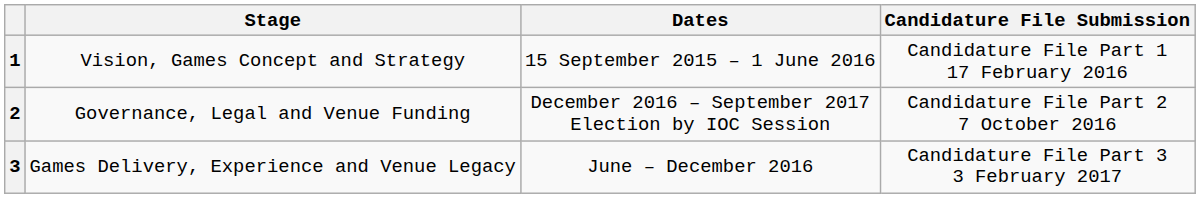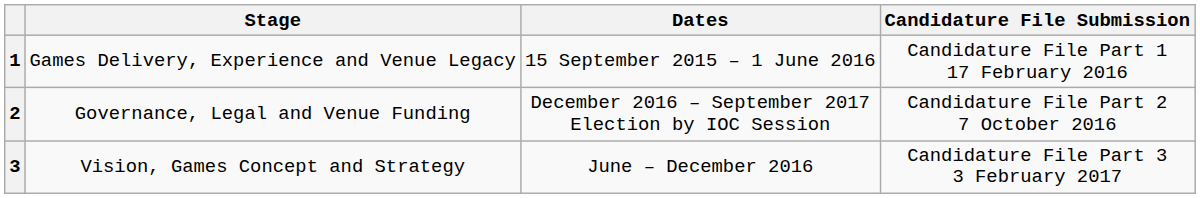(273, 62) Vision, Games Concept and Strategy -> (273, 62) Games Delivery, Experience and Venue Legacy
(273, 167) Games Delivery, Experience and Venue Legacy -> (273, 167) Vision, Games Concept and Strategy
